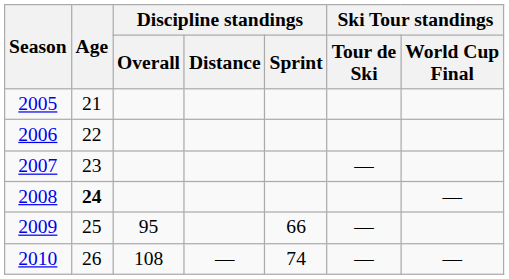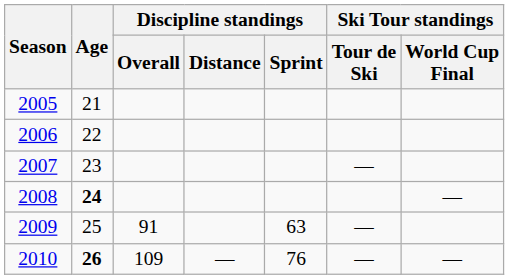(149, 227) 95 -> (149, 227) 91
(296, 227) 66 -> (296, 227) 63
(92, 258) normal -> (92, 258) bold
(149, 258) 108 -> (149, 258) 109
(296, 258) 74 -> (296, 258) 76
